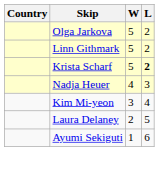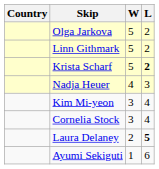+ row: (86, 119)
(147, 119) normal -> (147, 137) bold
